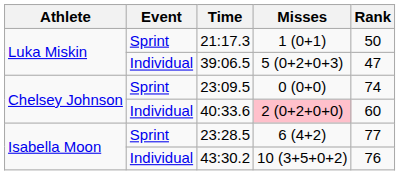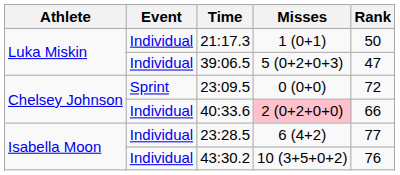(149, 40) Sprint -> (161, 40) Individual
(373, 88) 74 -> (373, 88) 72
(373, 111) 60 -> (373, 111) 66
(149, 135) Sprint -> (161, 135) Individual
